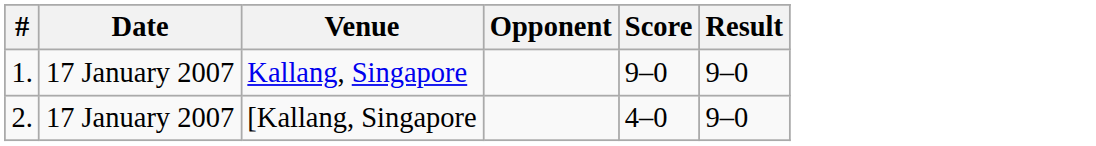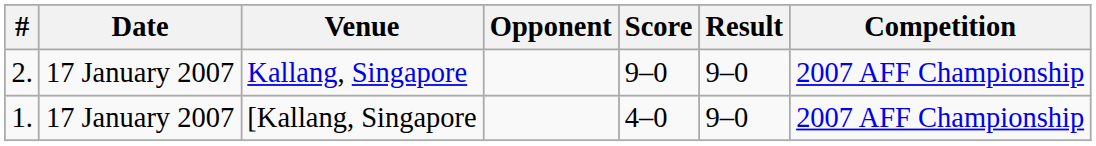+ column: (940, 27)
(22, 72) 1. -> (22, 72) 2.
(22, 117) 2. -> (22, 117) 1.
